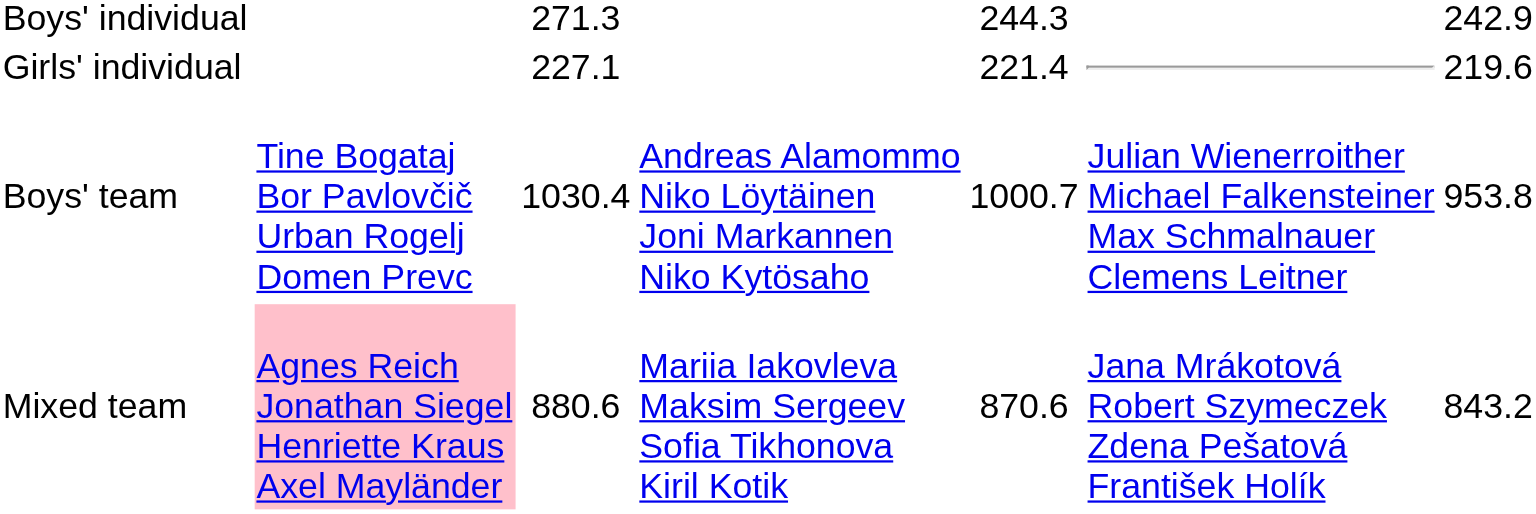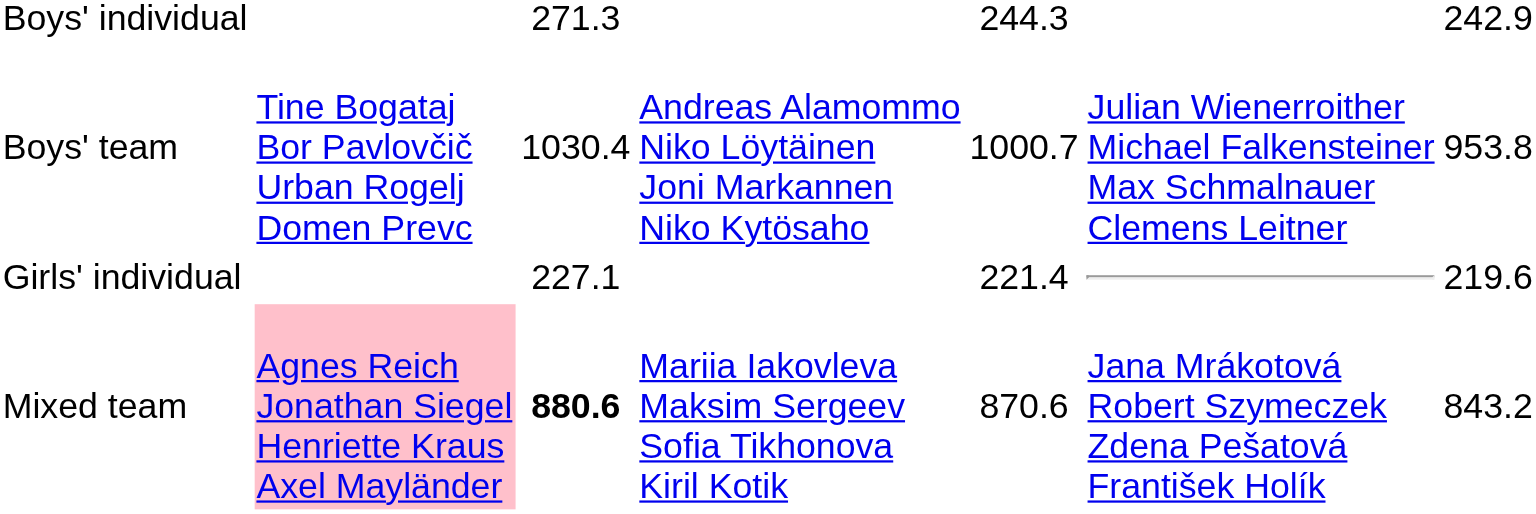rows swapped: (90, 196) <-> (122, 67)
(576, 406) normal -> (576, 406) bold
